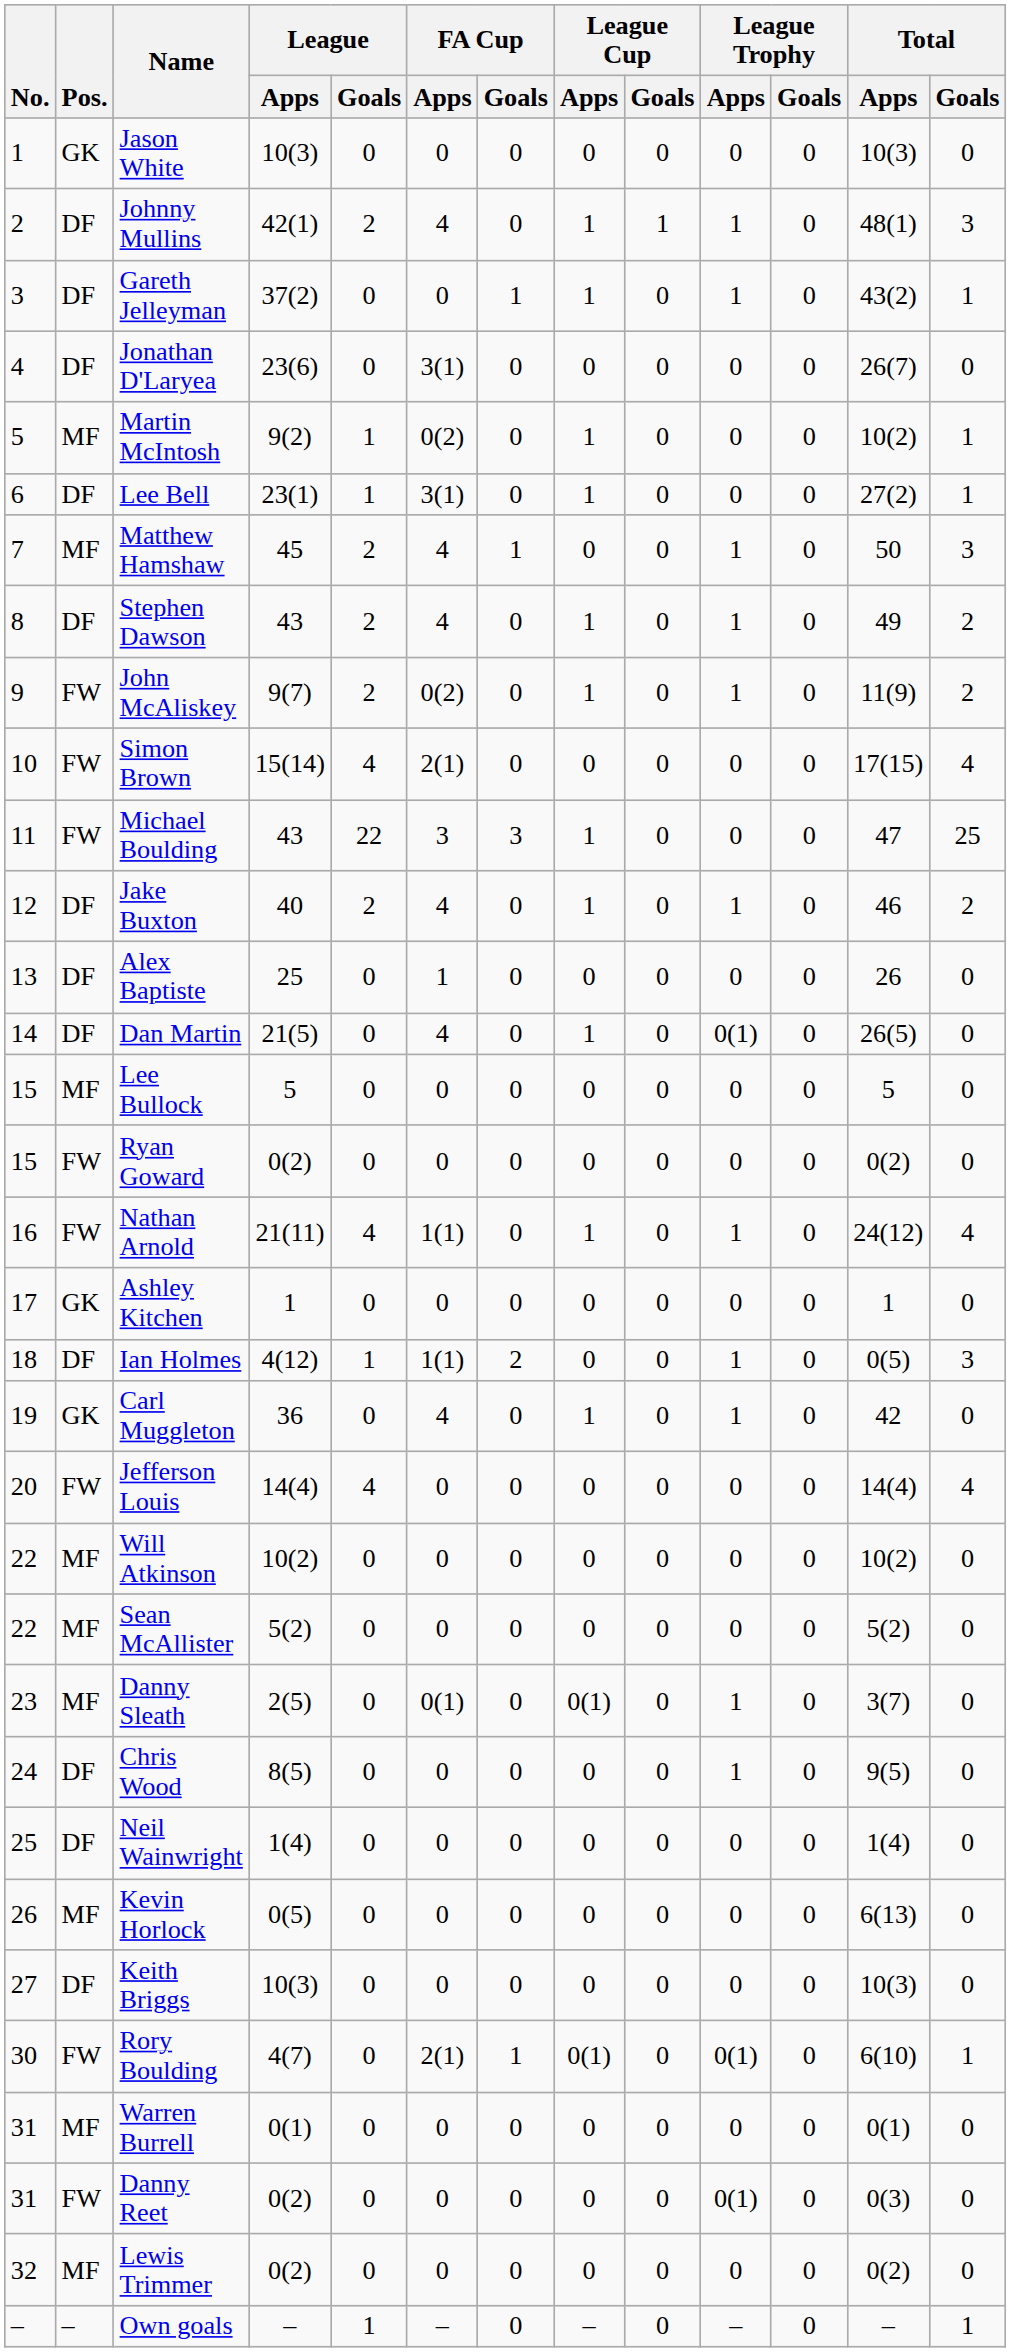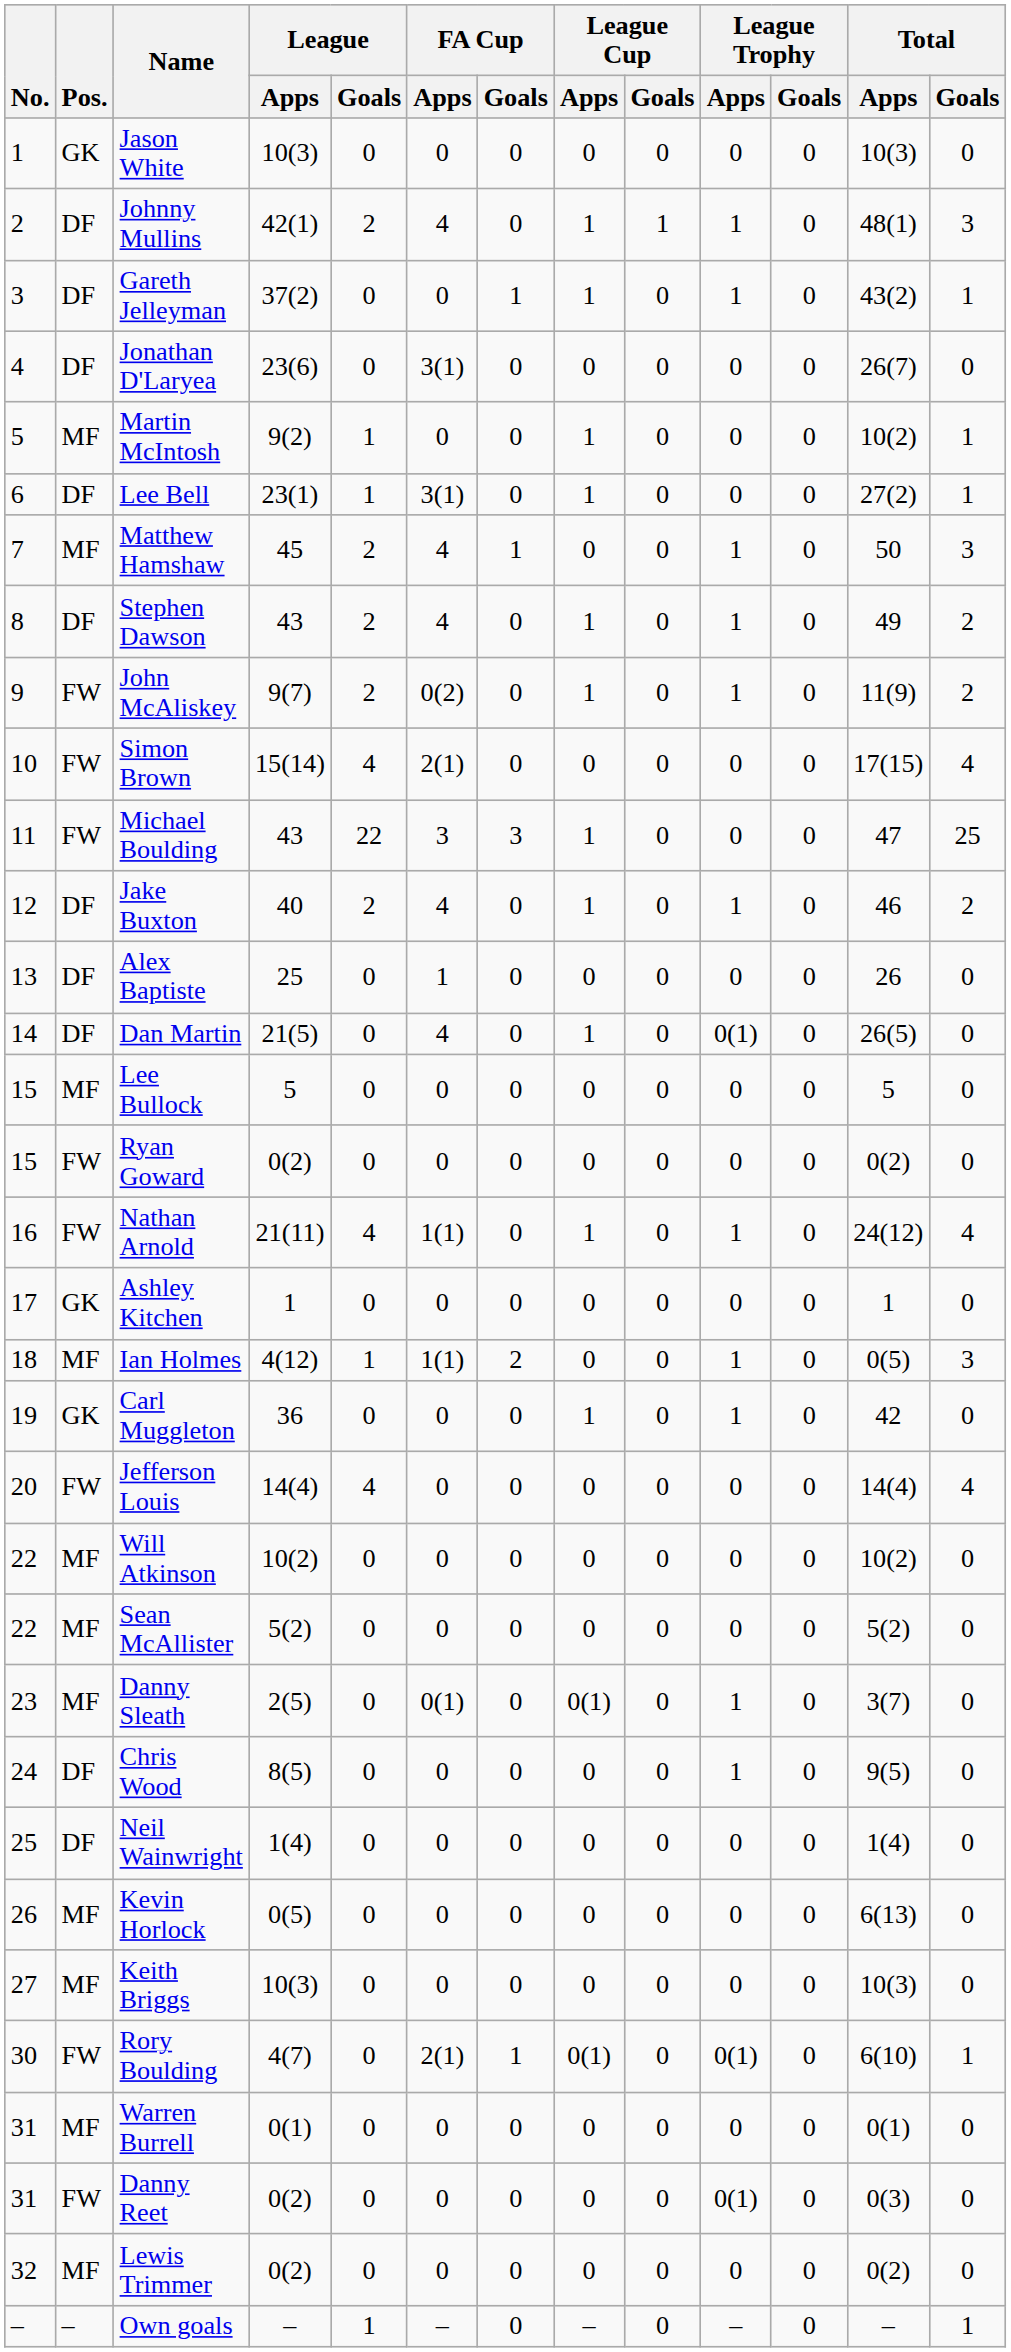(442, 437) 0(2) -> (442, 437) 0
(78, 1359) DF -> (81, 1359) MF
(442, 1415) 4 -> (442, 1415) 0
(78, 1984) DF -> (81, 1984) MF
